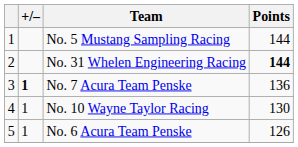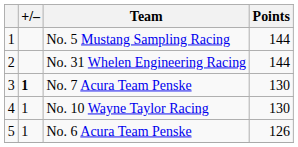(279, 62) bold -> (279, 62) normal
(279, 85) 136 -> (279, 85) 130
